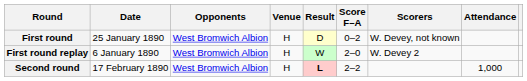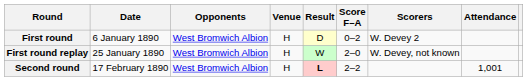(128, 38) 25 January 1890 -> (126, 38) 6 January 1890
(415, 38) W. Devey, not known -> (395, 38) W. Devey 2
(126, 53) 6 January 1890 -> (128, 53) 25 January 1890
(395, 53) W. Devey 2 -> (415, 53) W. Devey, not known
(490, 68) 1,000 -> (490, 68) 1,001
